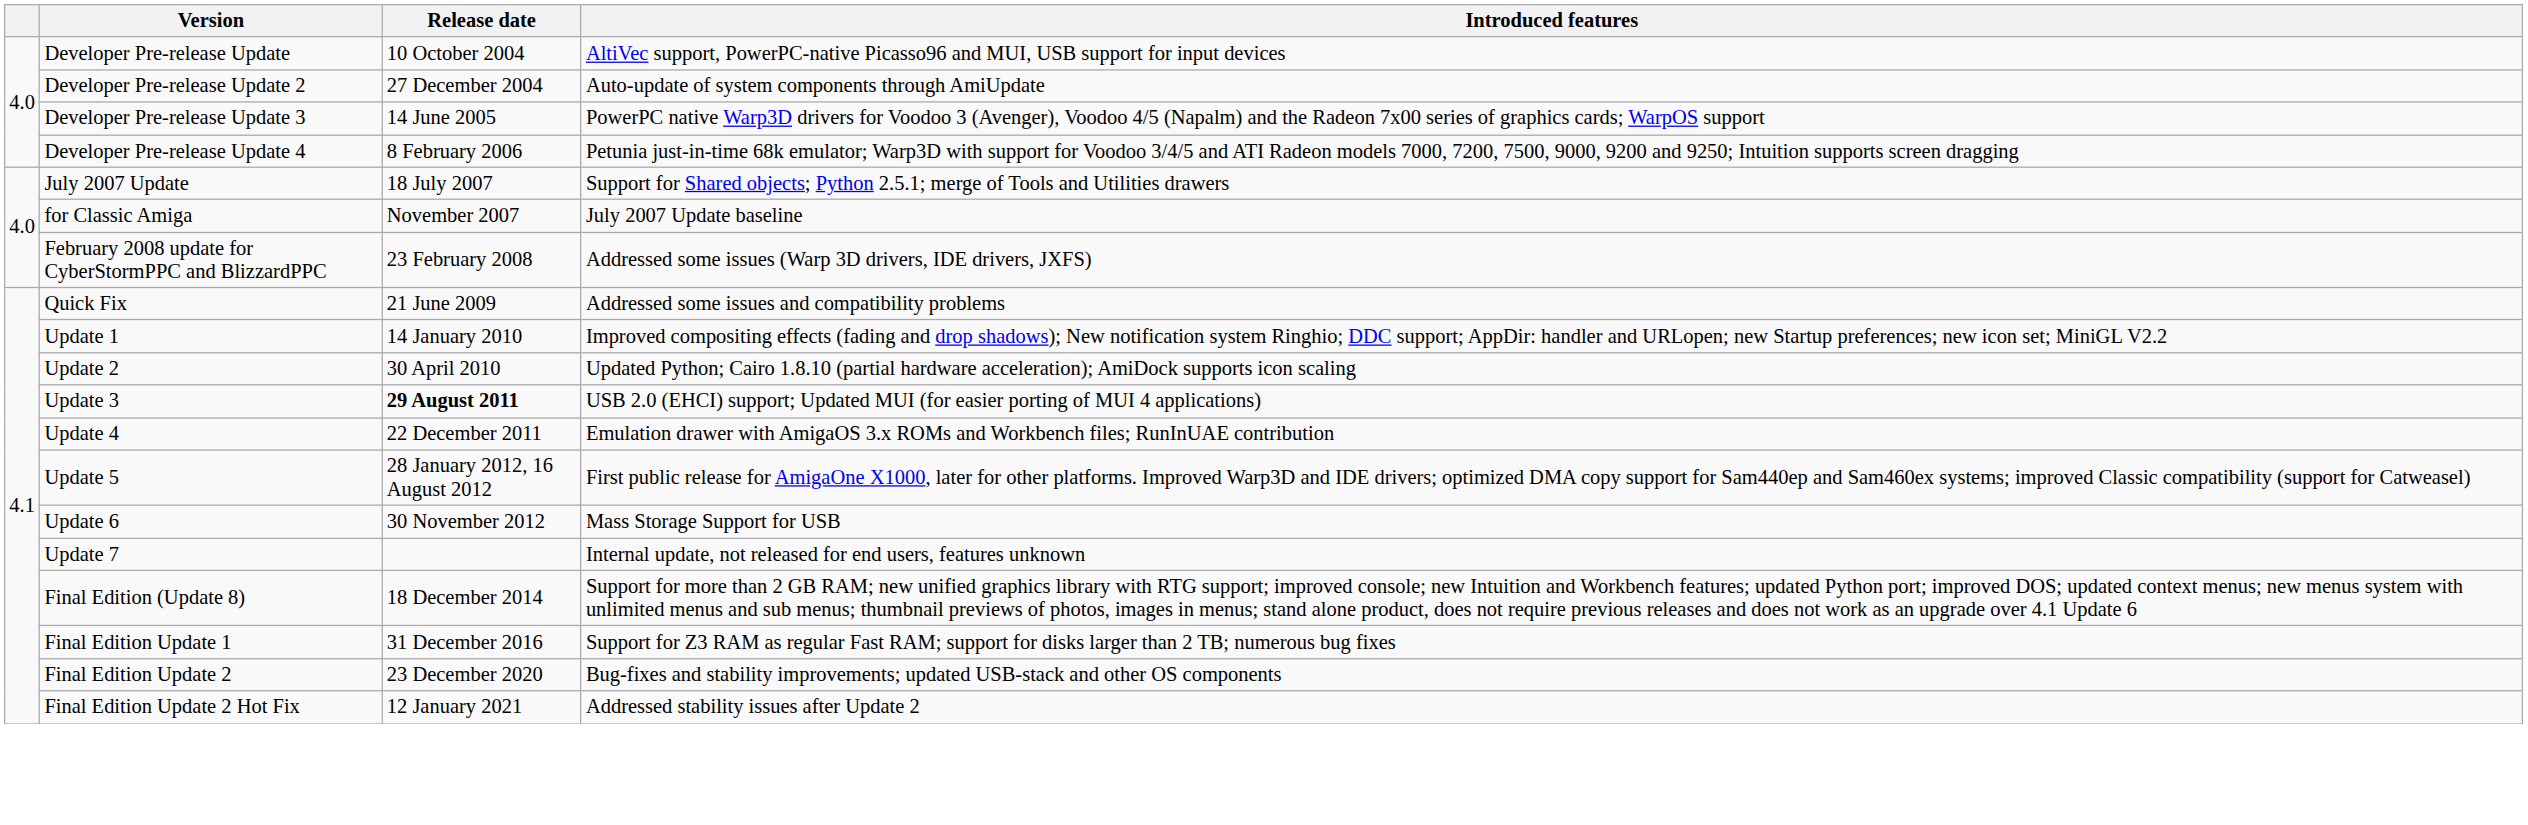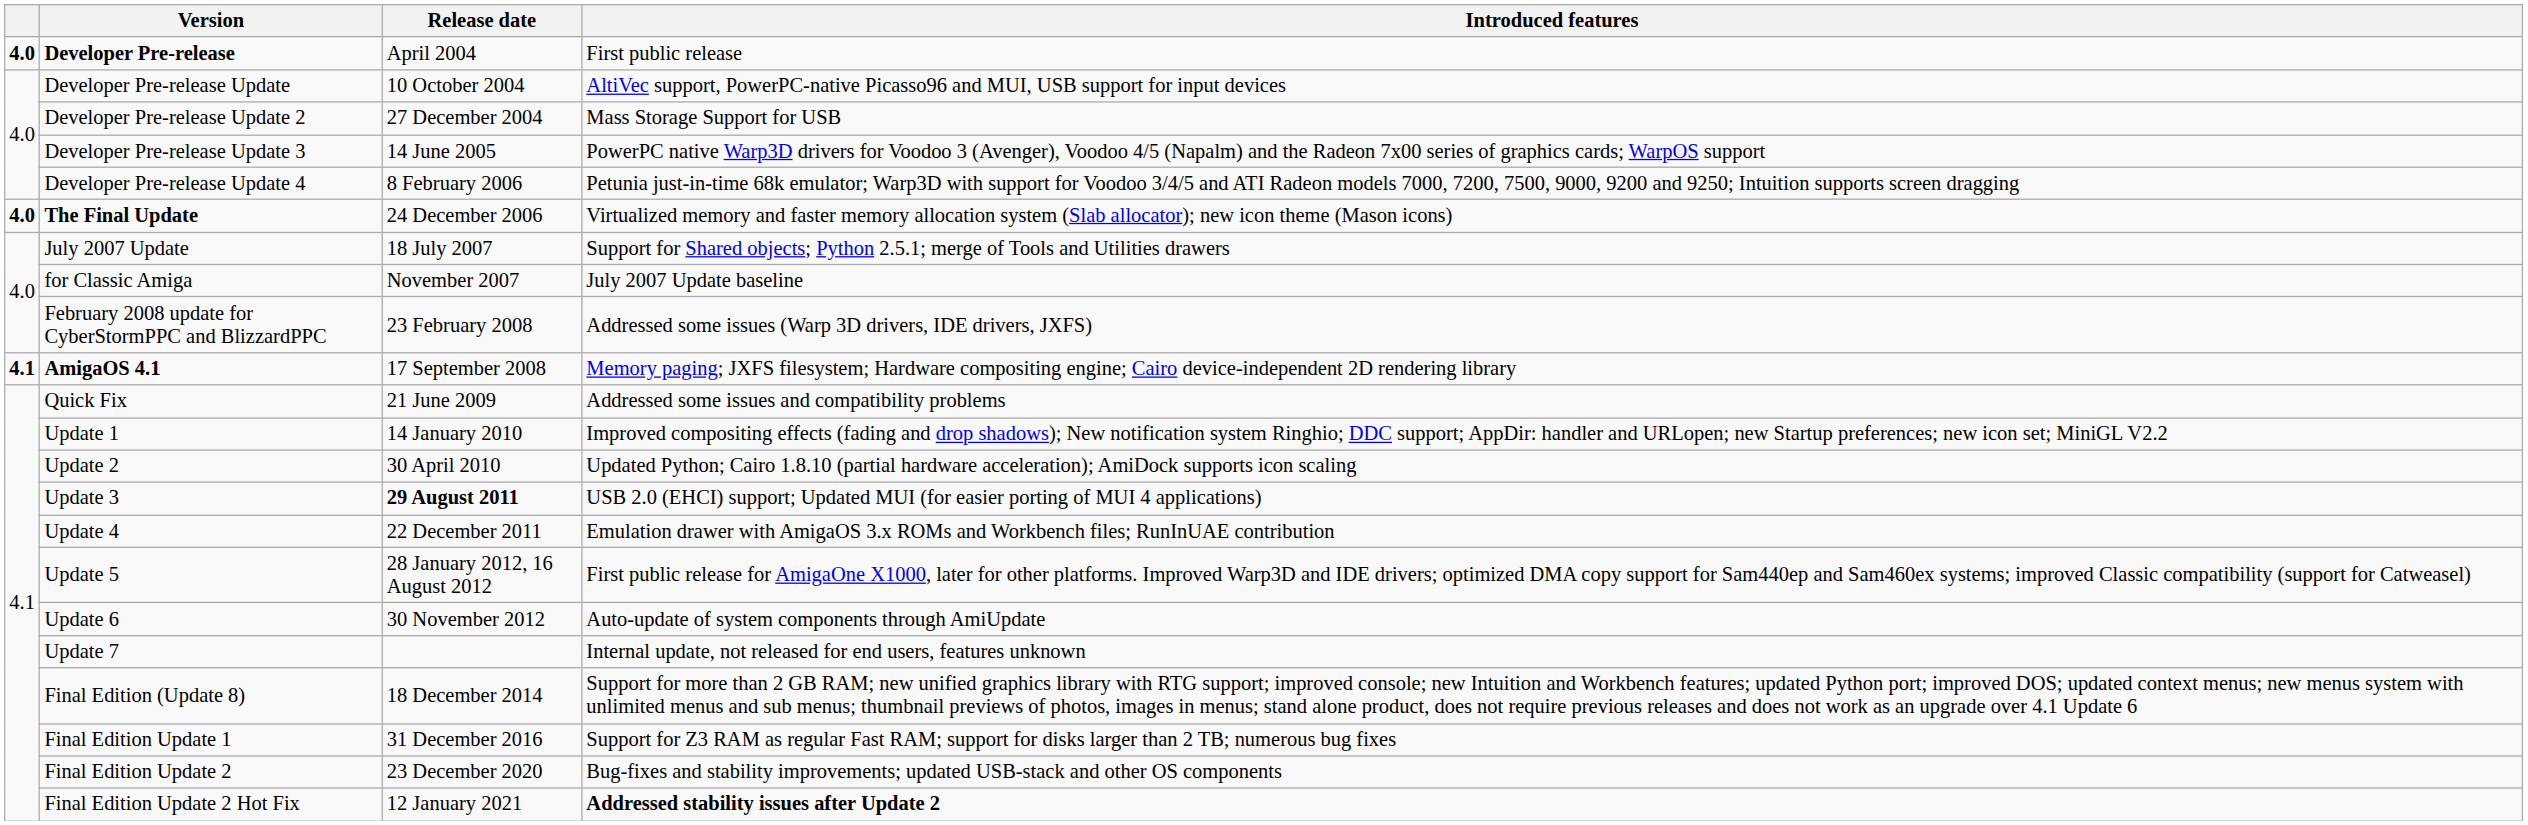+ row: (140, 53)
(815, 85) Auto-update of system components through AmiUpdate -> (714, 118) Mass Storage Support for USB
+ row: (121, 215)
+ row: (102, 368)
(713, 521) Mass Storage Support for USB -> (816, 618) Auto-update of system components through AmiUpdate
(753, 706) normal -> (763, 804) bold
